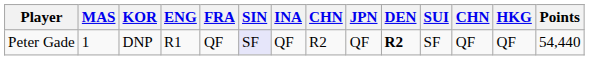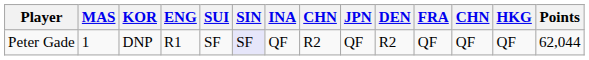columns swapped: (436, 17) <-> (219, 17)
(394, 42) bold -> (388, 42) normal
(560, 42) 54,440 -> (560, 42) 62,044
